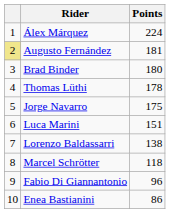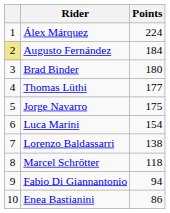(154, 51) 181 -> (154, 51) 184
(154, 88) 178 -> (154, 88) 177
(154, 125) 151 -> (154, 125) 154
(157, 180) 96 -> (157, 180) 94
